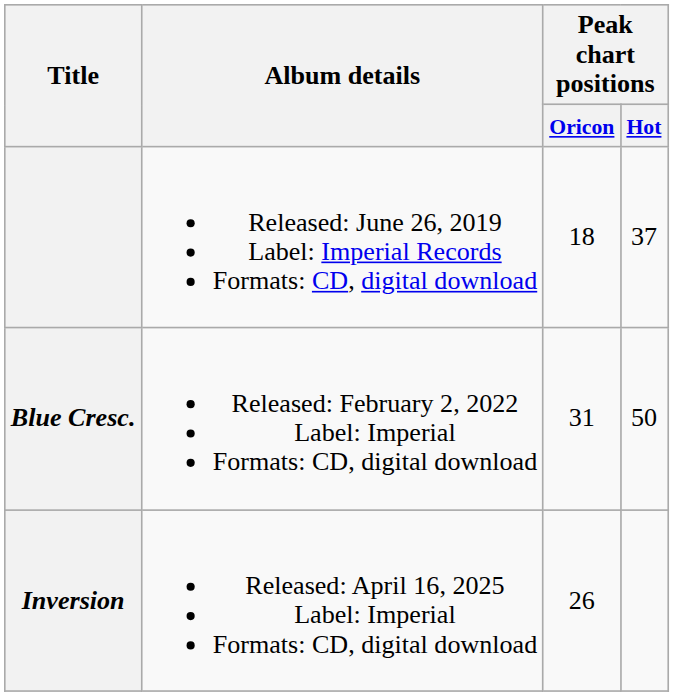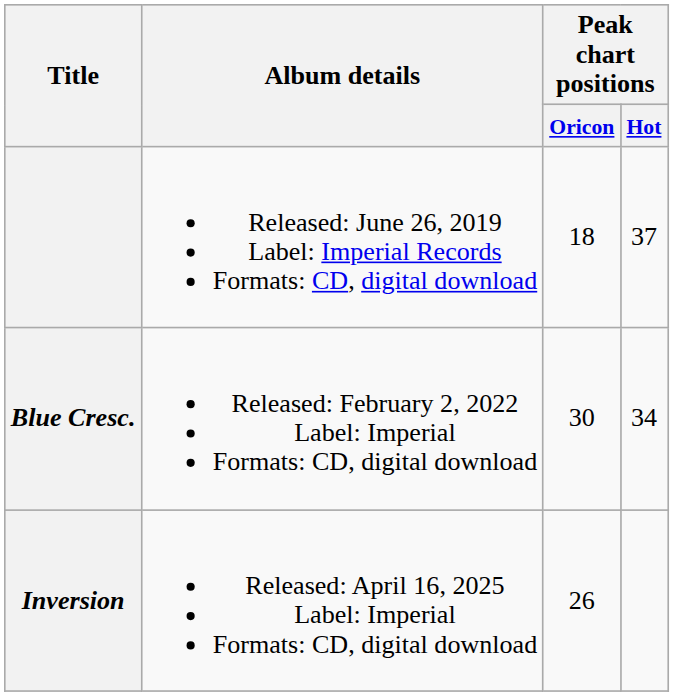(582, 418) 31 -> (582, 418) 30
(644, 418) 50 -> (644, 418) 34
